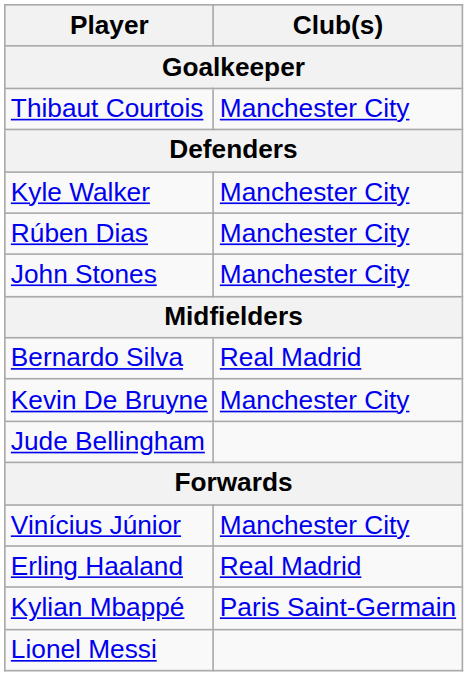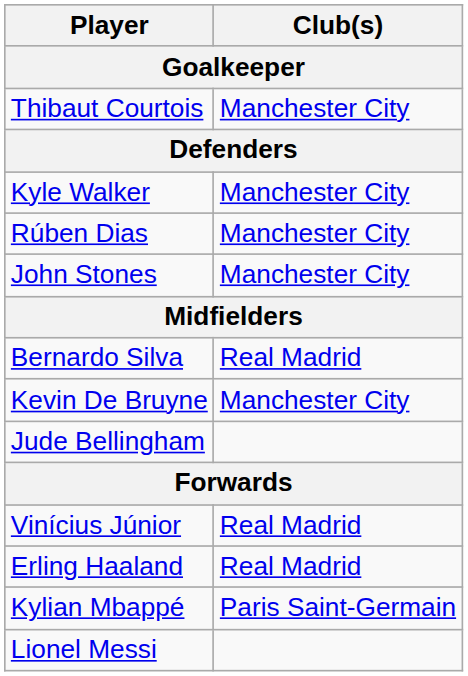(315, 524) Manchester City -> (291, 524) Real Madrid
